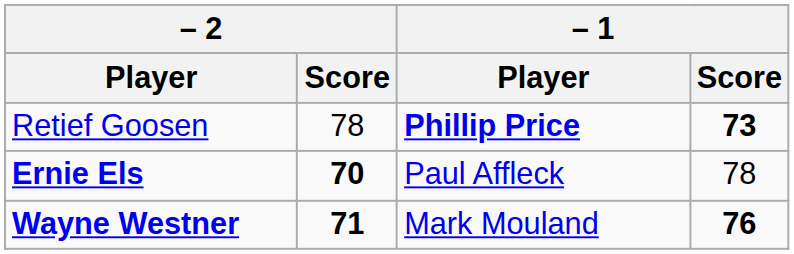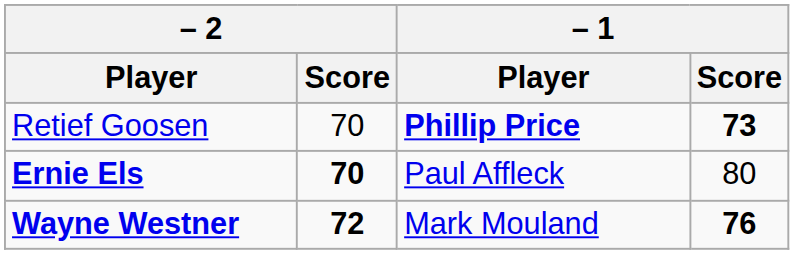(347, 126) 78 -> (347, 126) 70
(739, 175) 78 -> (739, 175) 80
(347, 223) 71 -> (347, 223) 72
